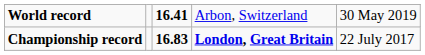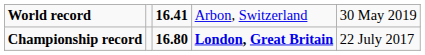(172, 38) 16.83 -> (172, 38) 16.80
